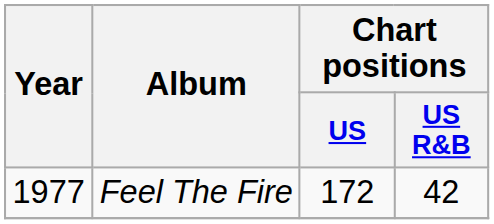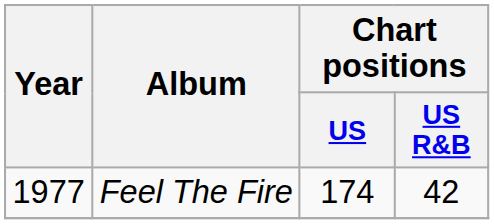(347, 192) 172 -> (347, 192) 174
